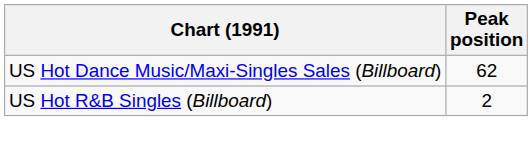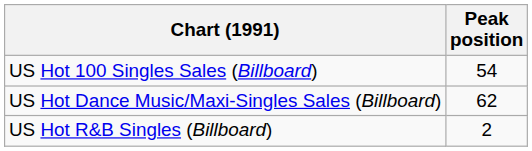+ row: (163, 70)
